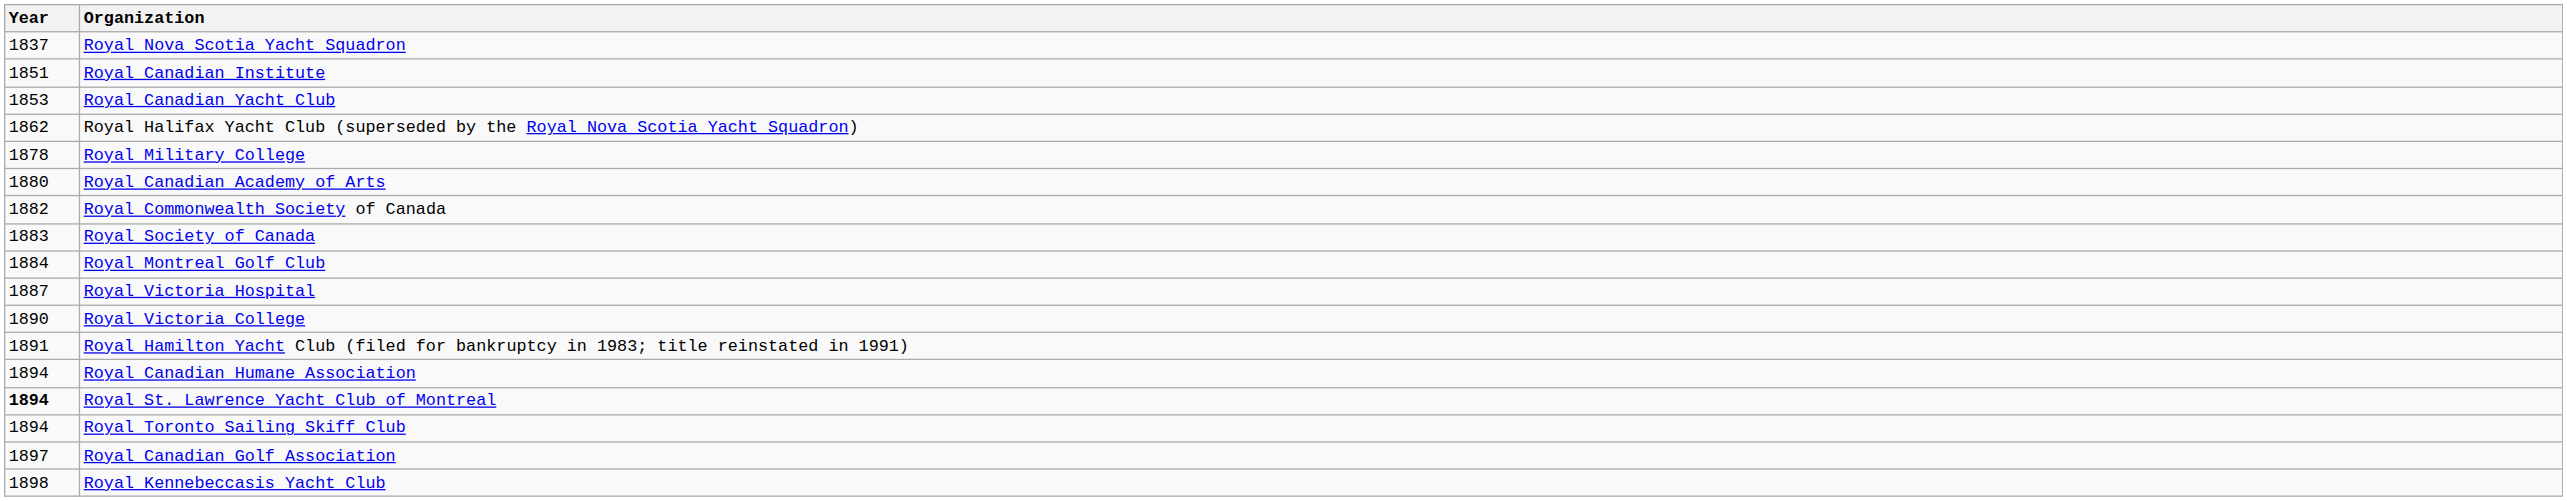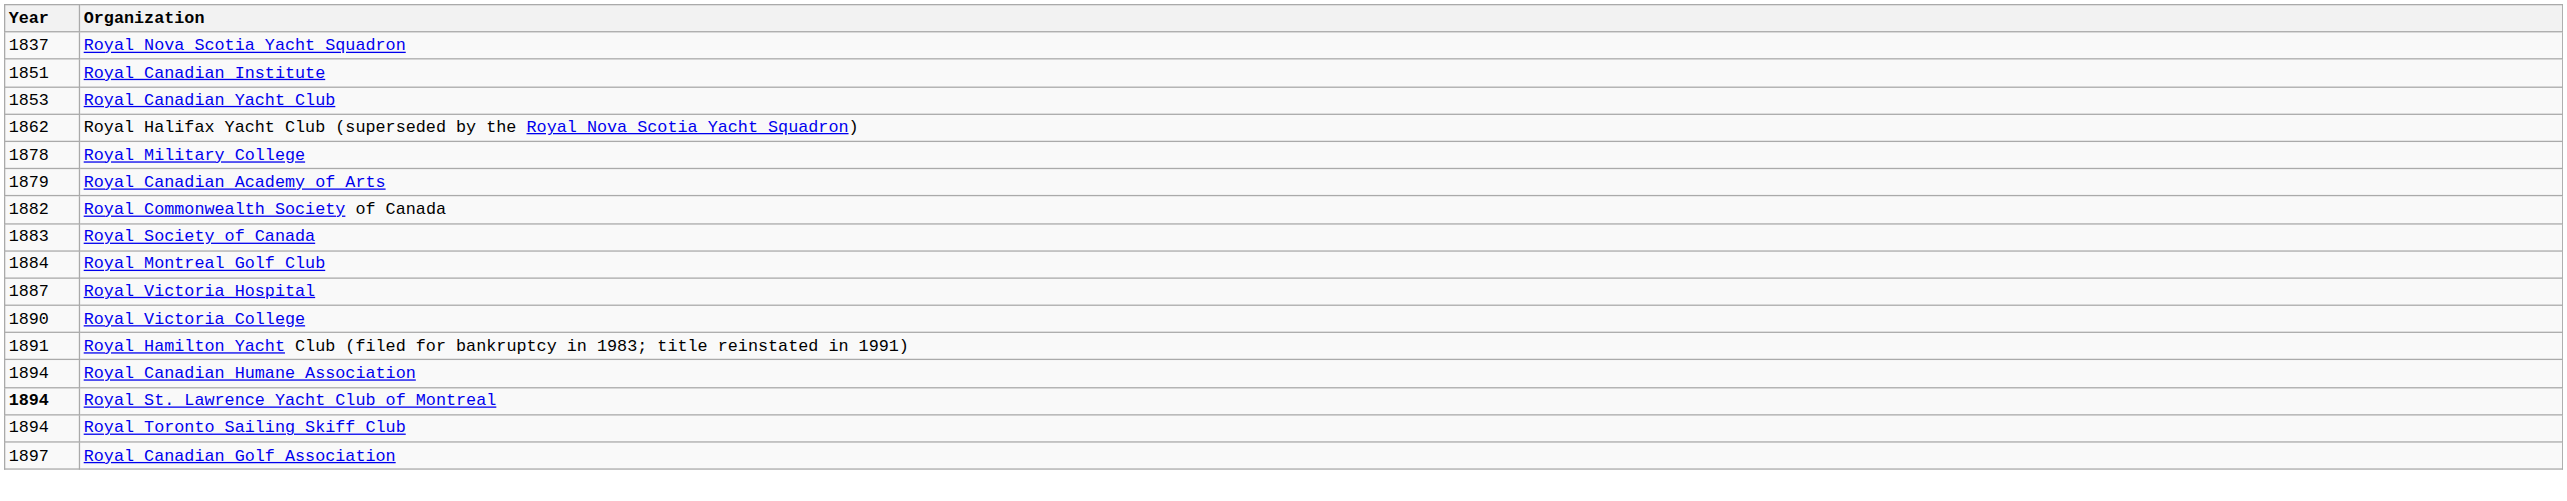(29, 182) 1880 -> (29, 182) 1879
- row: (235, 483)
